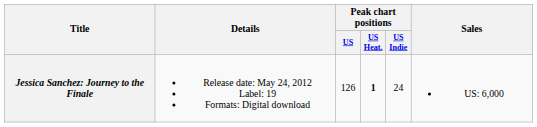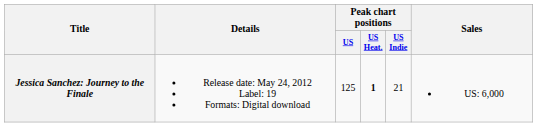(348, 88) 126 -> (348, 88) 125
(398, 88) 24 -> (398, 88) 21
